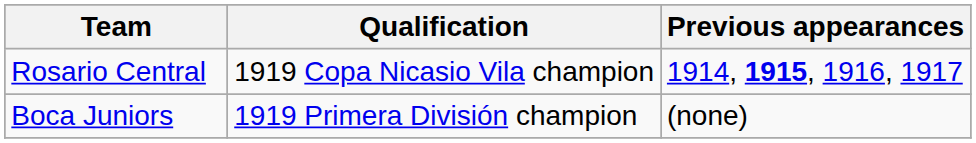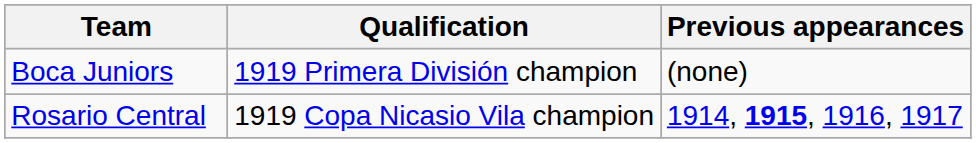rows swapped: (92, 115) <-> (109, 71)
